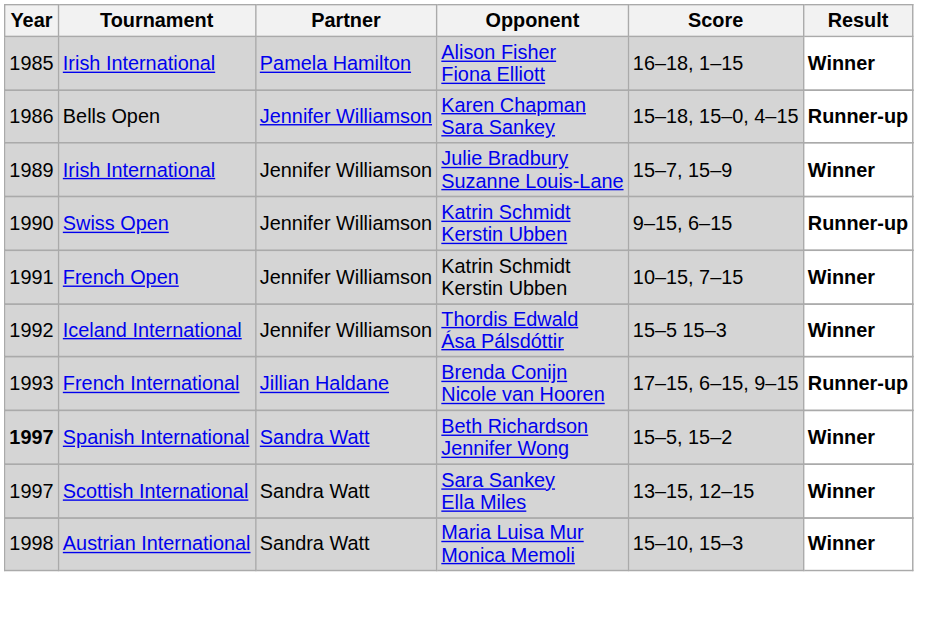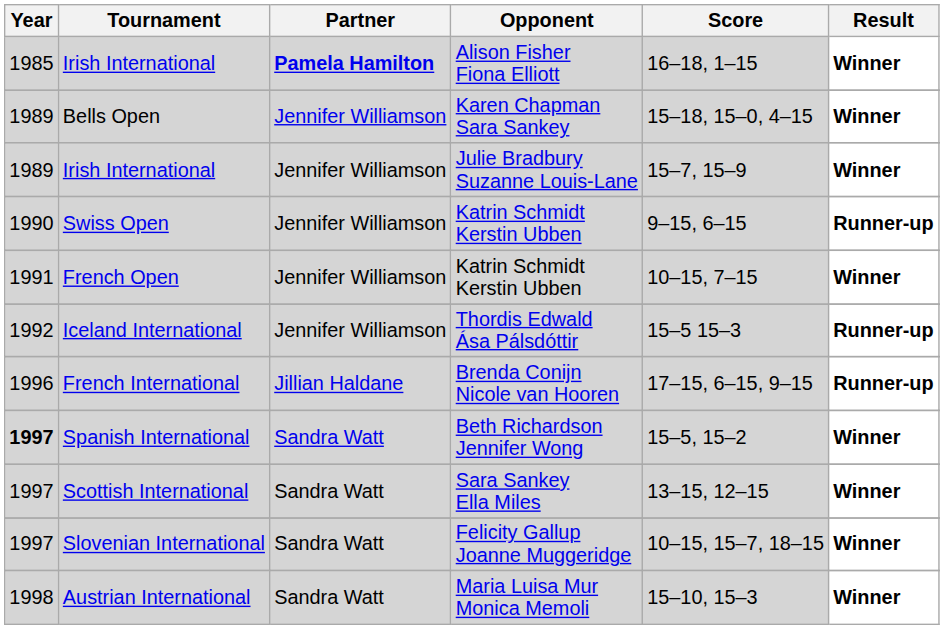(335, 63) normal -> (354, 63) bold
(31, 117) 1986 -> (31, 117) 1989
(858, 117) Runner-up -> (867, 117) Winner
(841, 331) Winner -> (883, 331) Runner-up
(31, 384) 1993 -> (31, 384) 1996
+ row: (164, 544)
